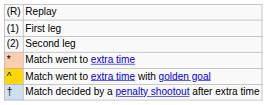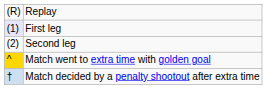(13, 28) no background -> (13, 28) lavender background
- row: (80, 60)
